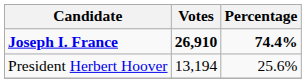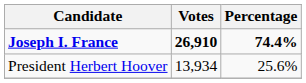(196, 66) 13,194 -> (196, 66) 13,934
